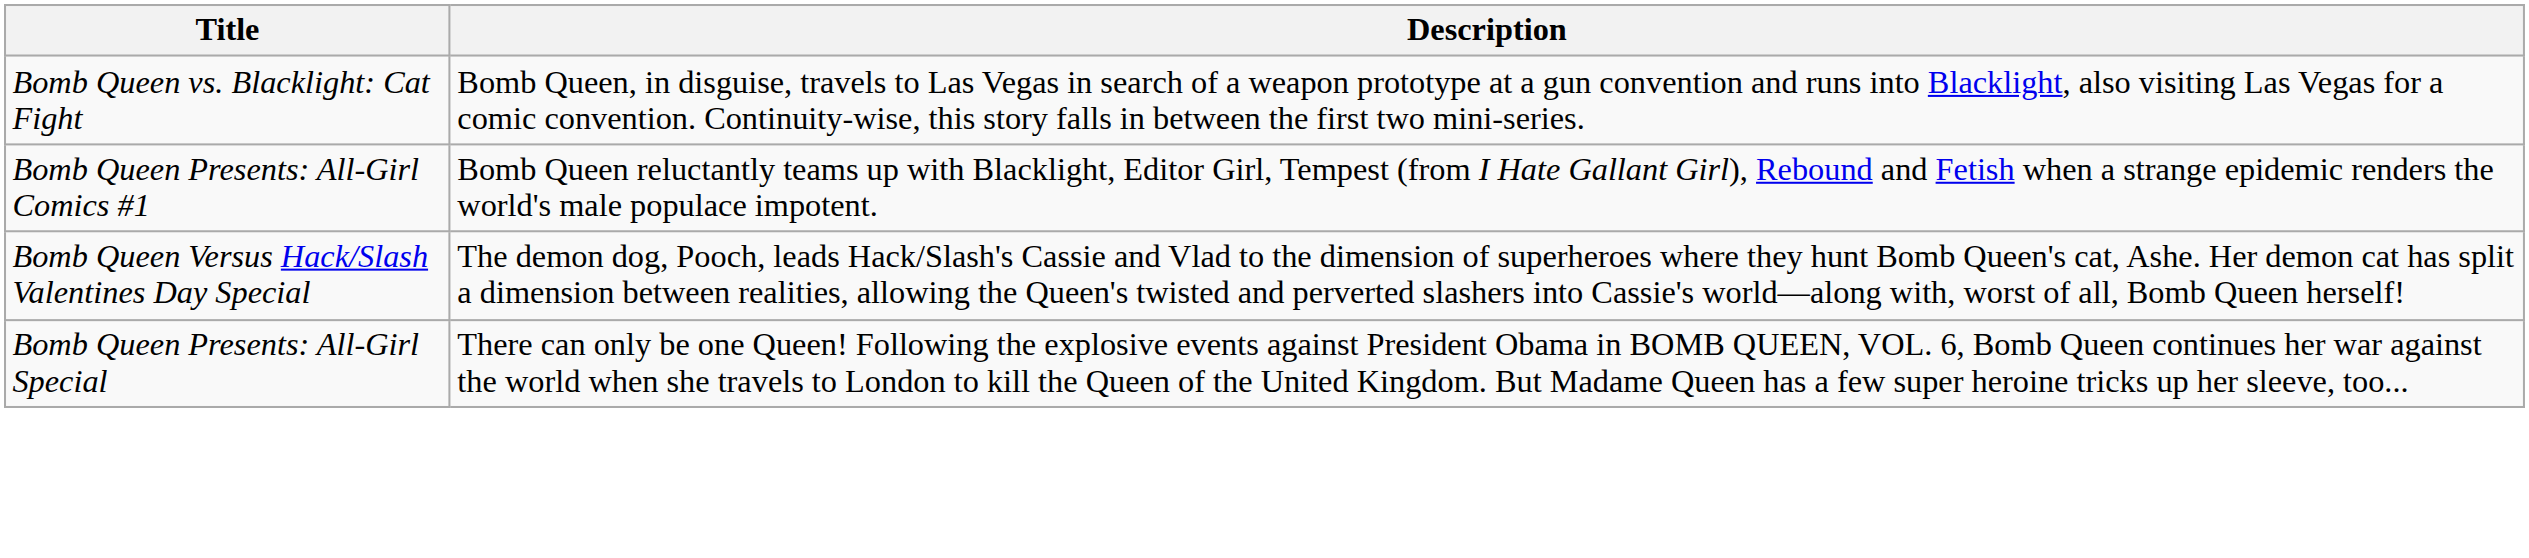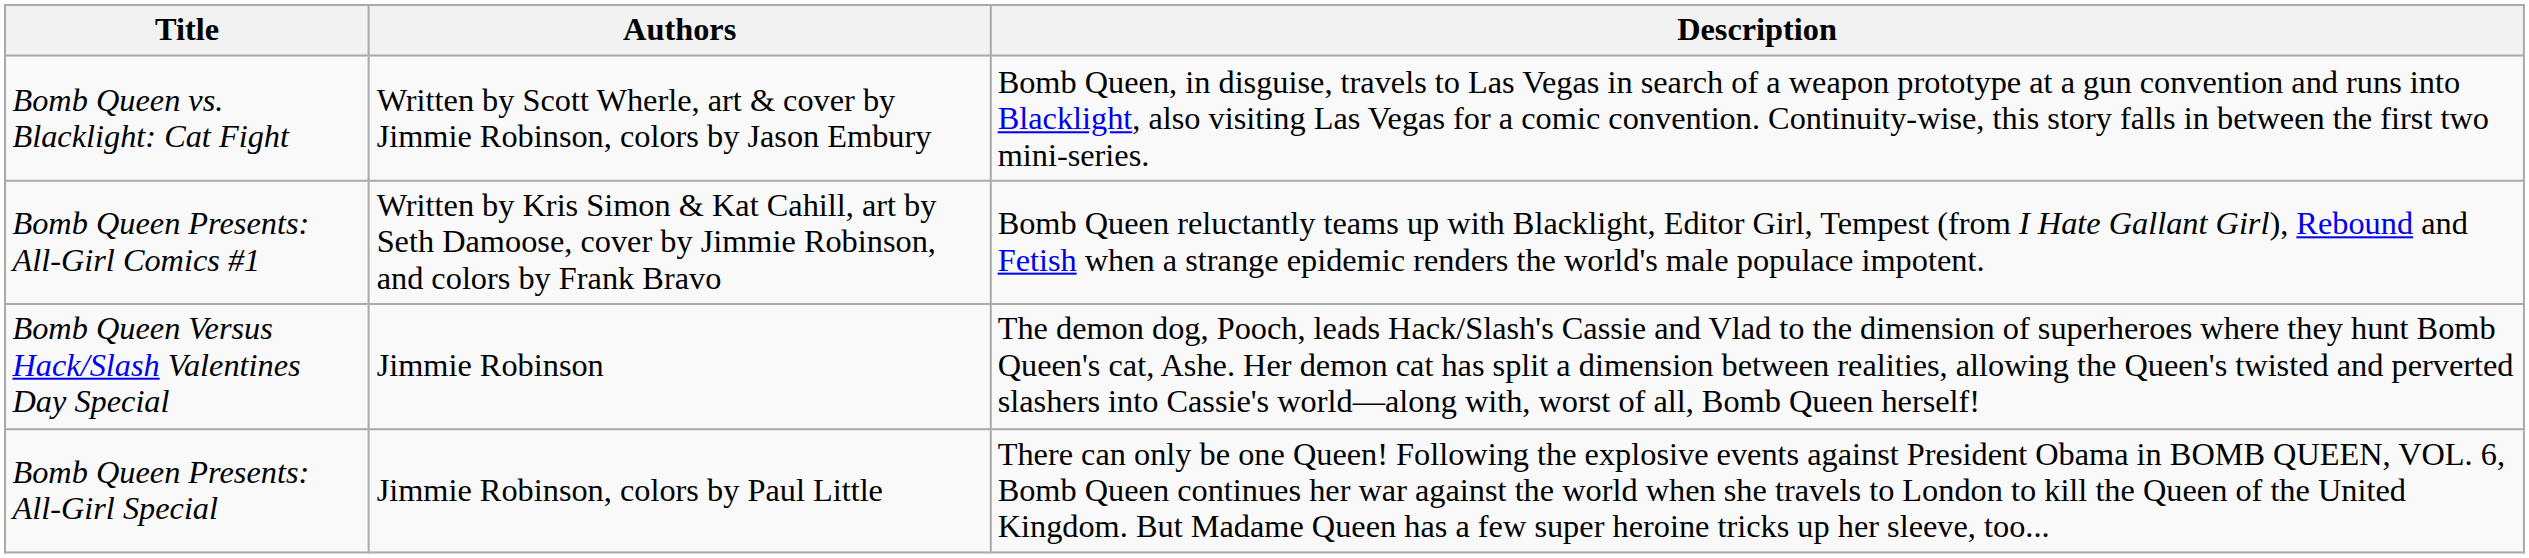+ column: (680, 30)
